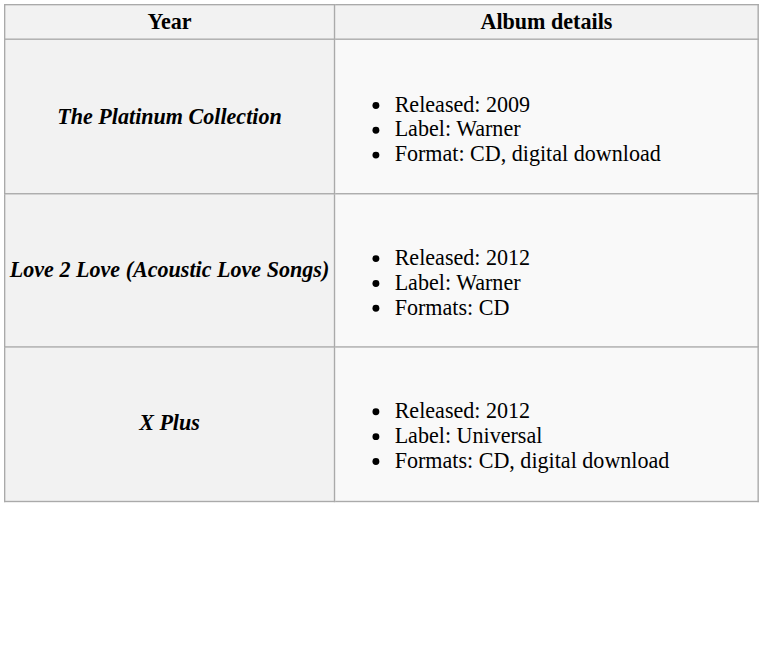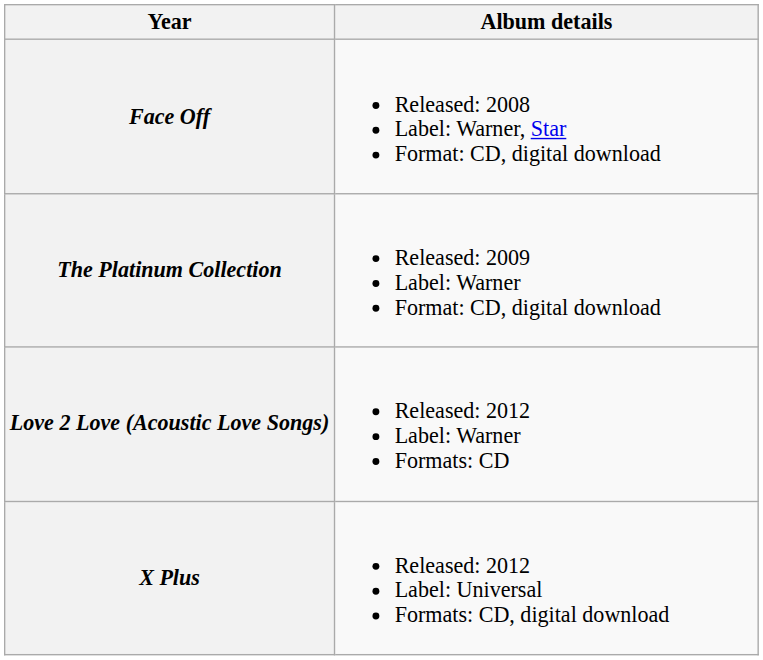+ row: (170, 116)
